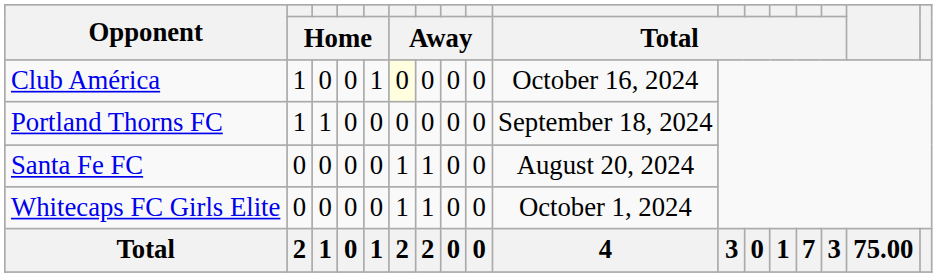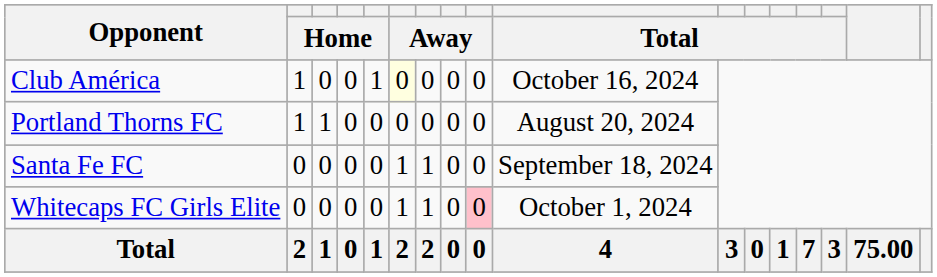(605, 122) September 18, 2024 -> (605, 122) August 20, 2024
(605, 165) August 20, 2024 -> (605, 165) September 18, 2024
(479, 207) no background -> (479, 207) pink background
